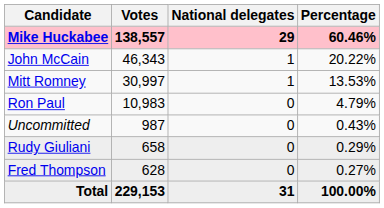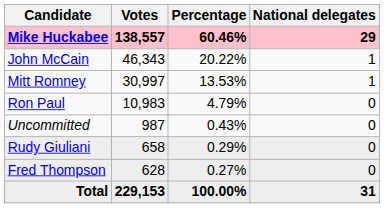columns swapped: (338, 15) <-> (233, 15)
